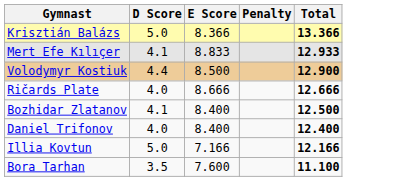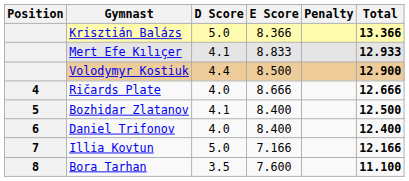+ column: (35, 14)
